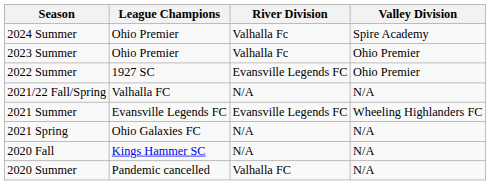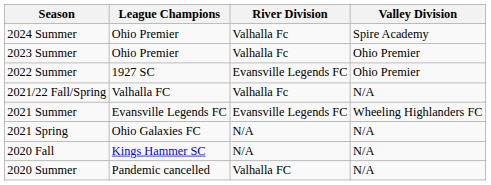(243, 92) N/A -> (260, 92) Valhalla Fc
